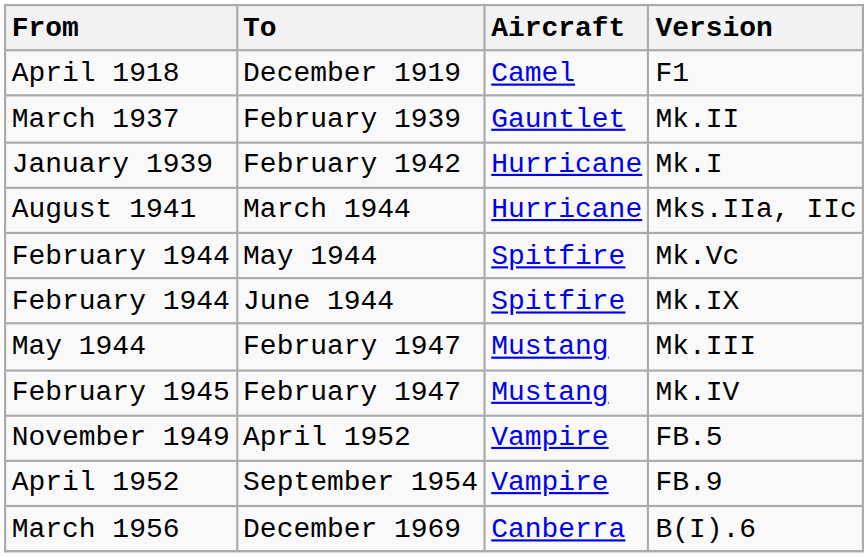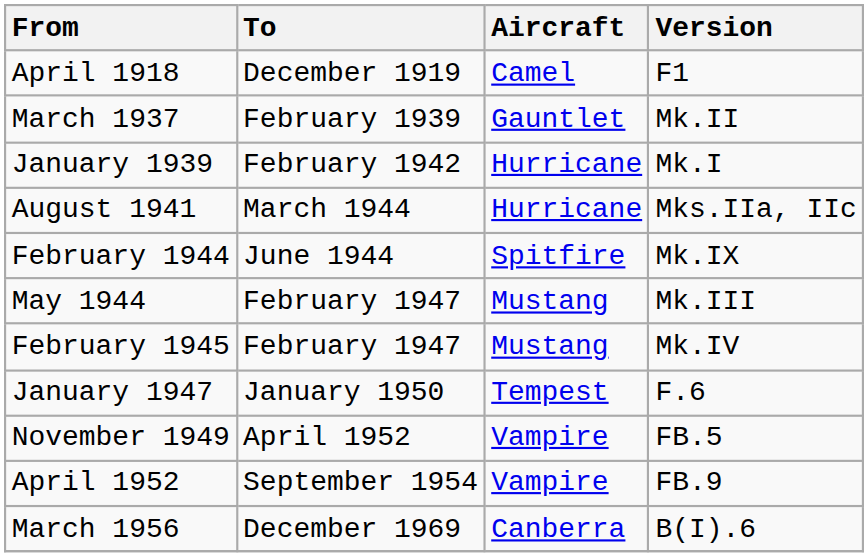- row: (697, 256)
+ row: (681, 392)
